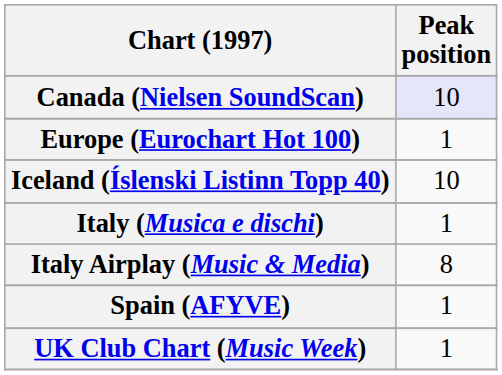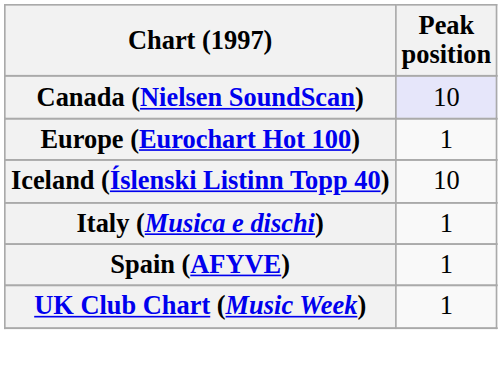- row: (200, 264)
